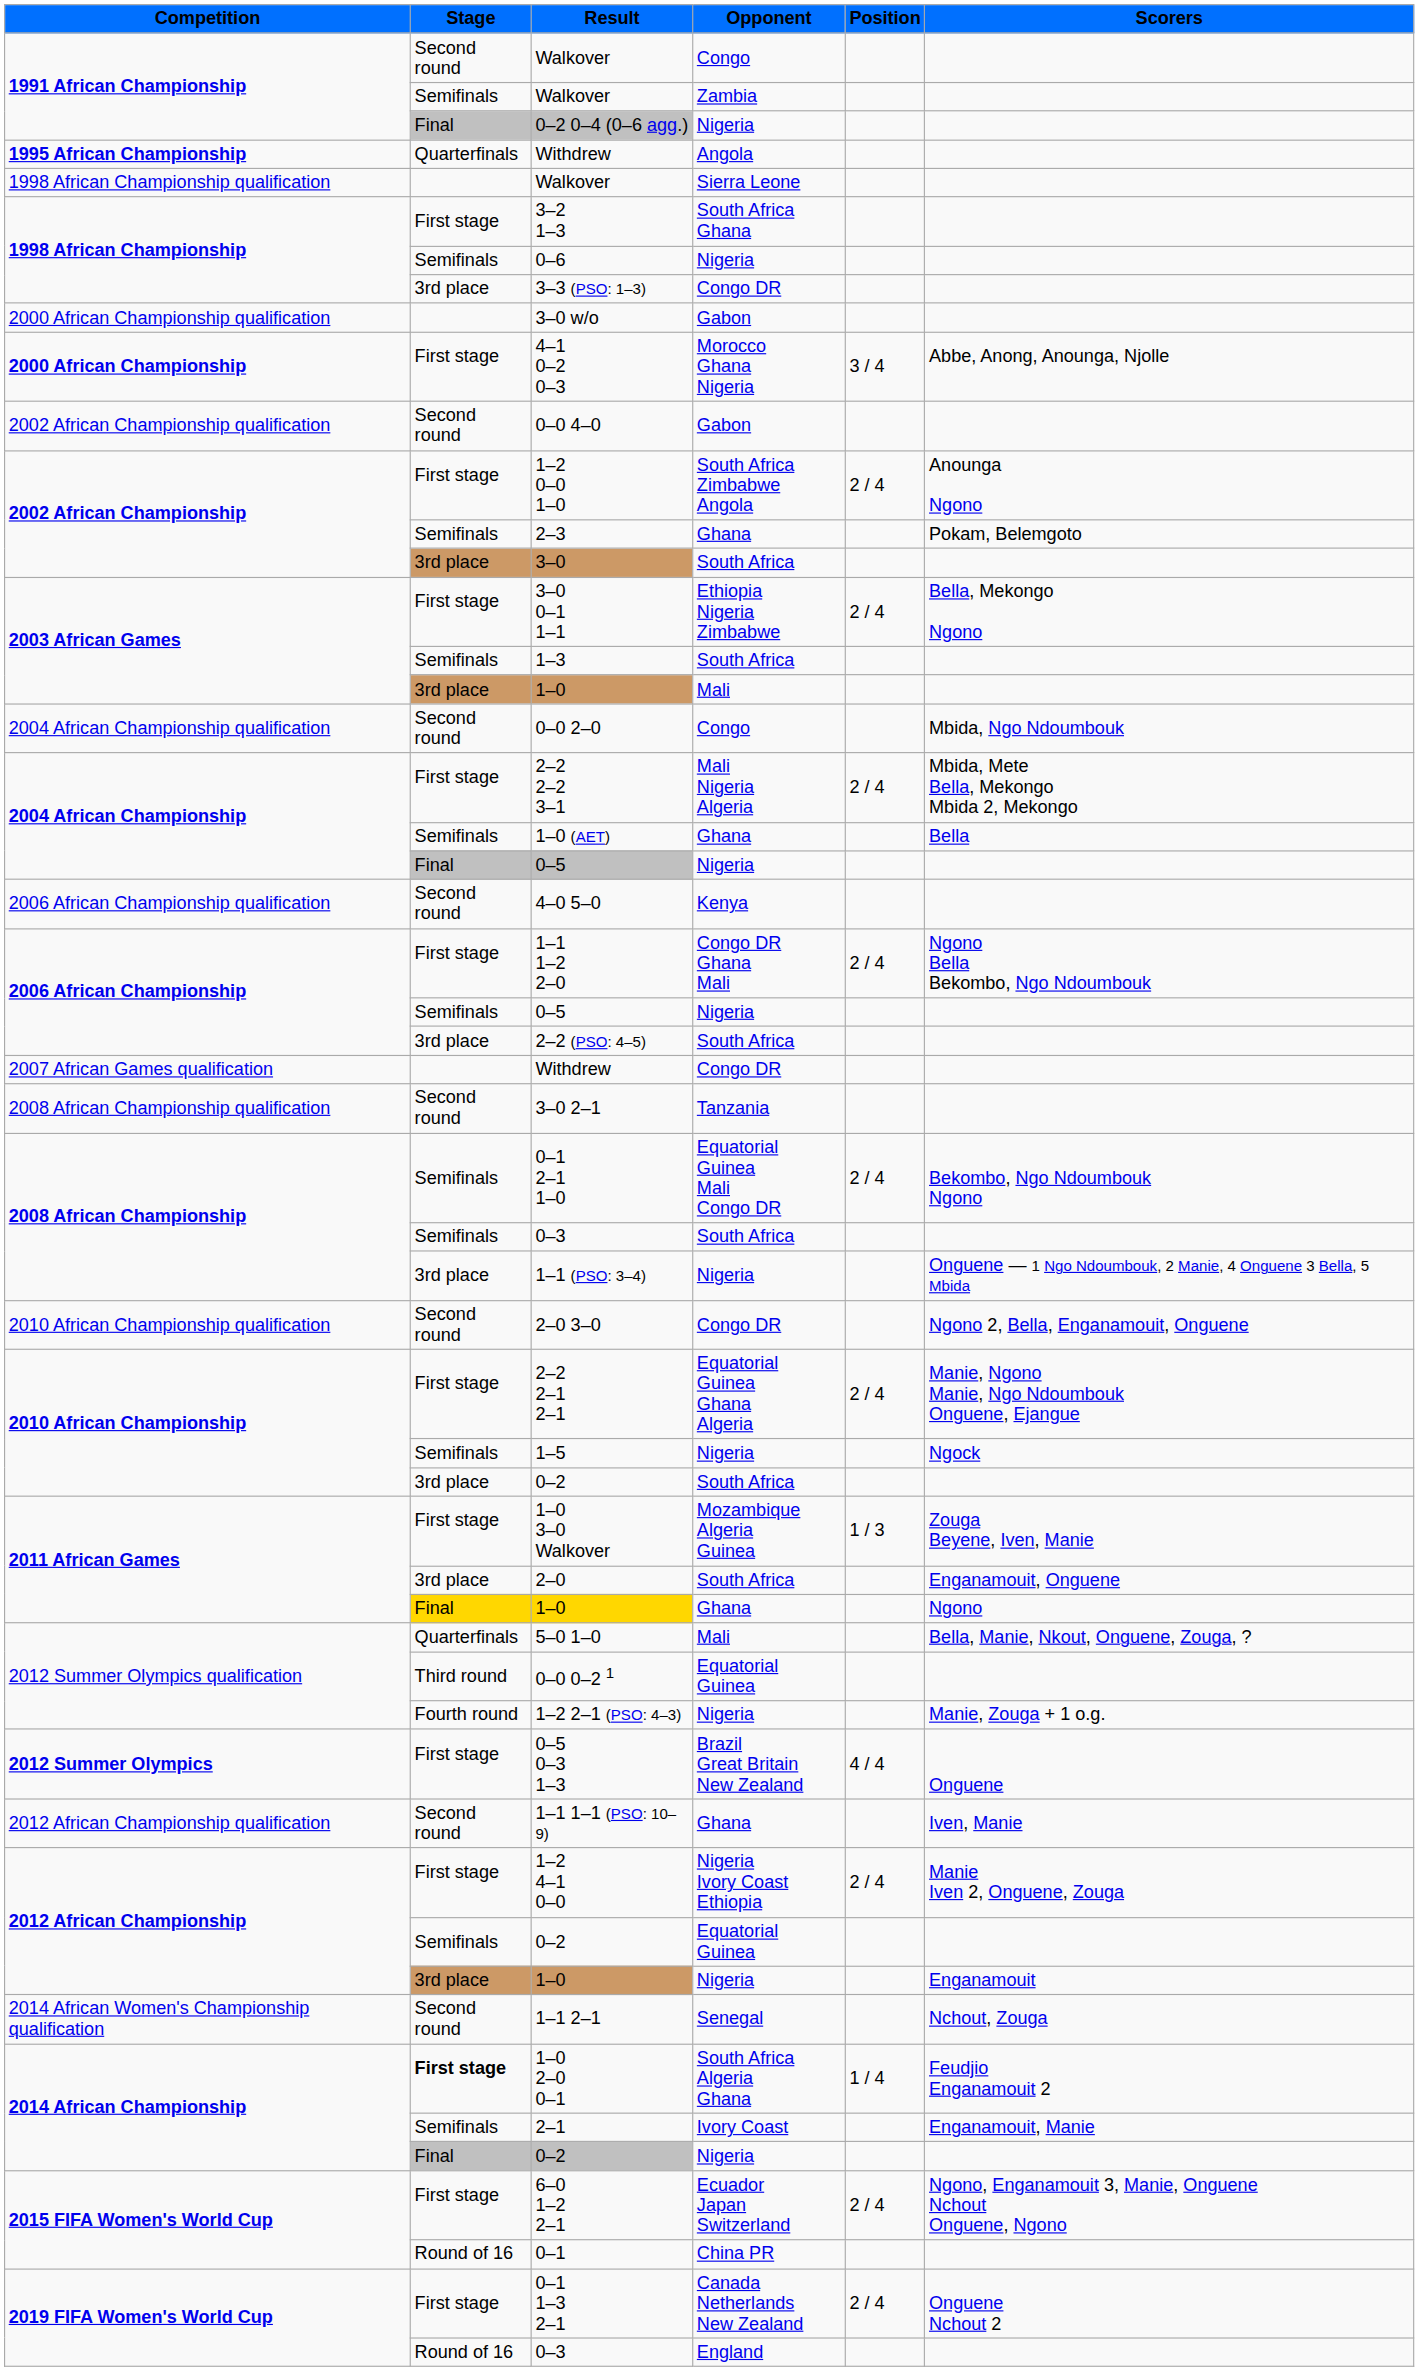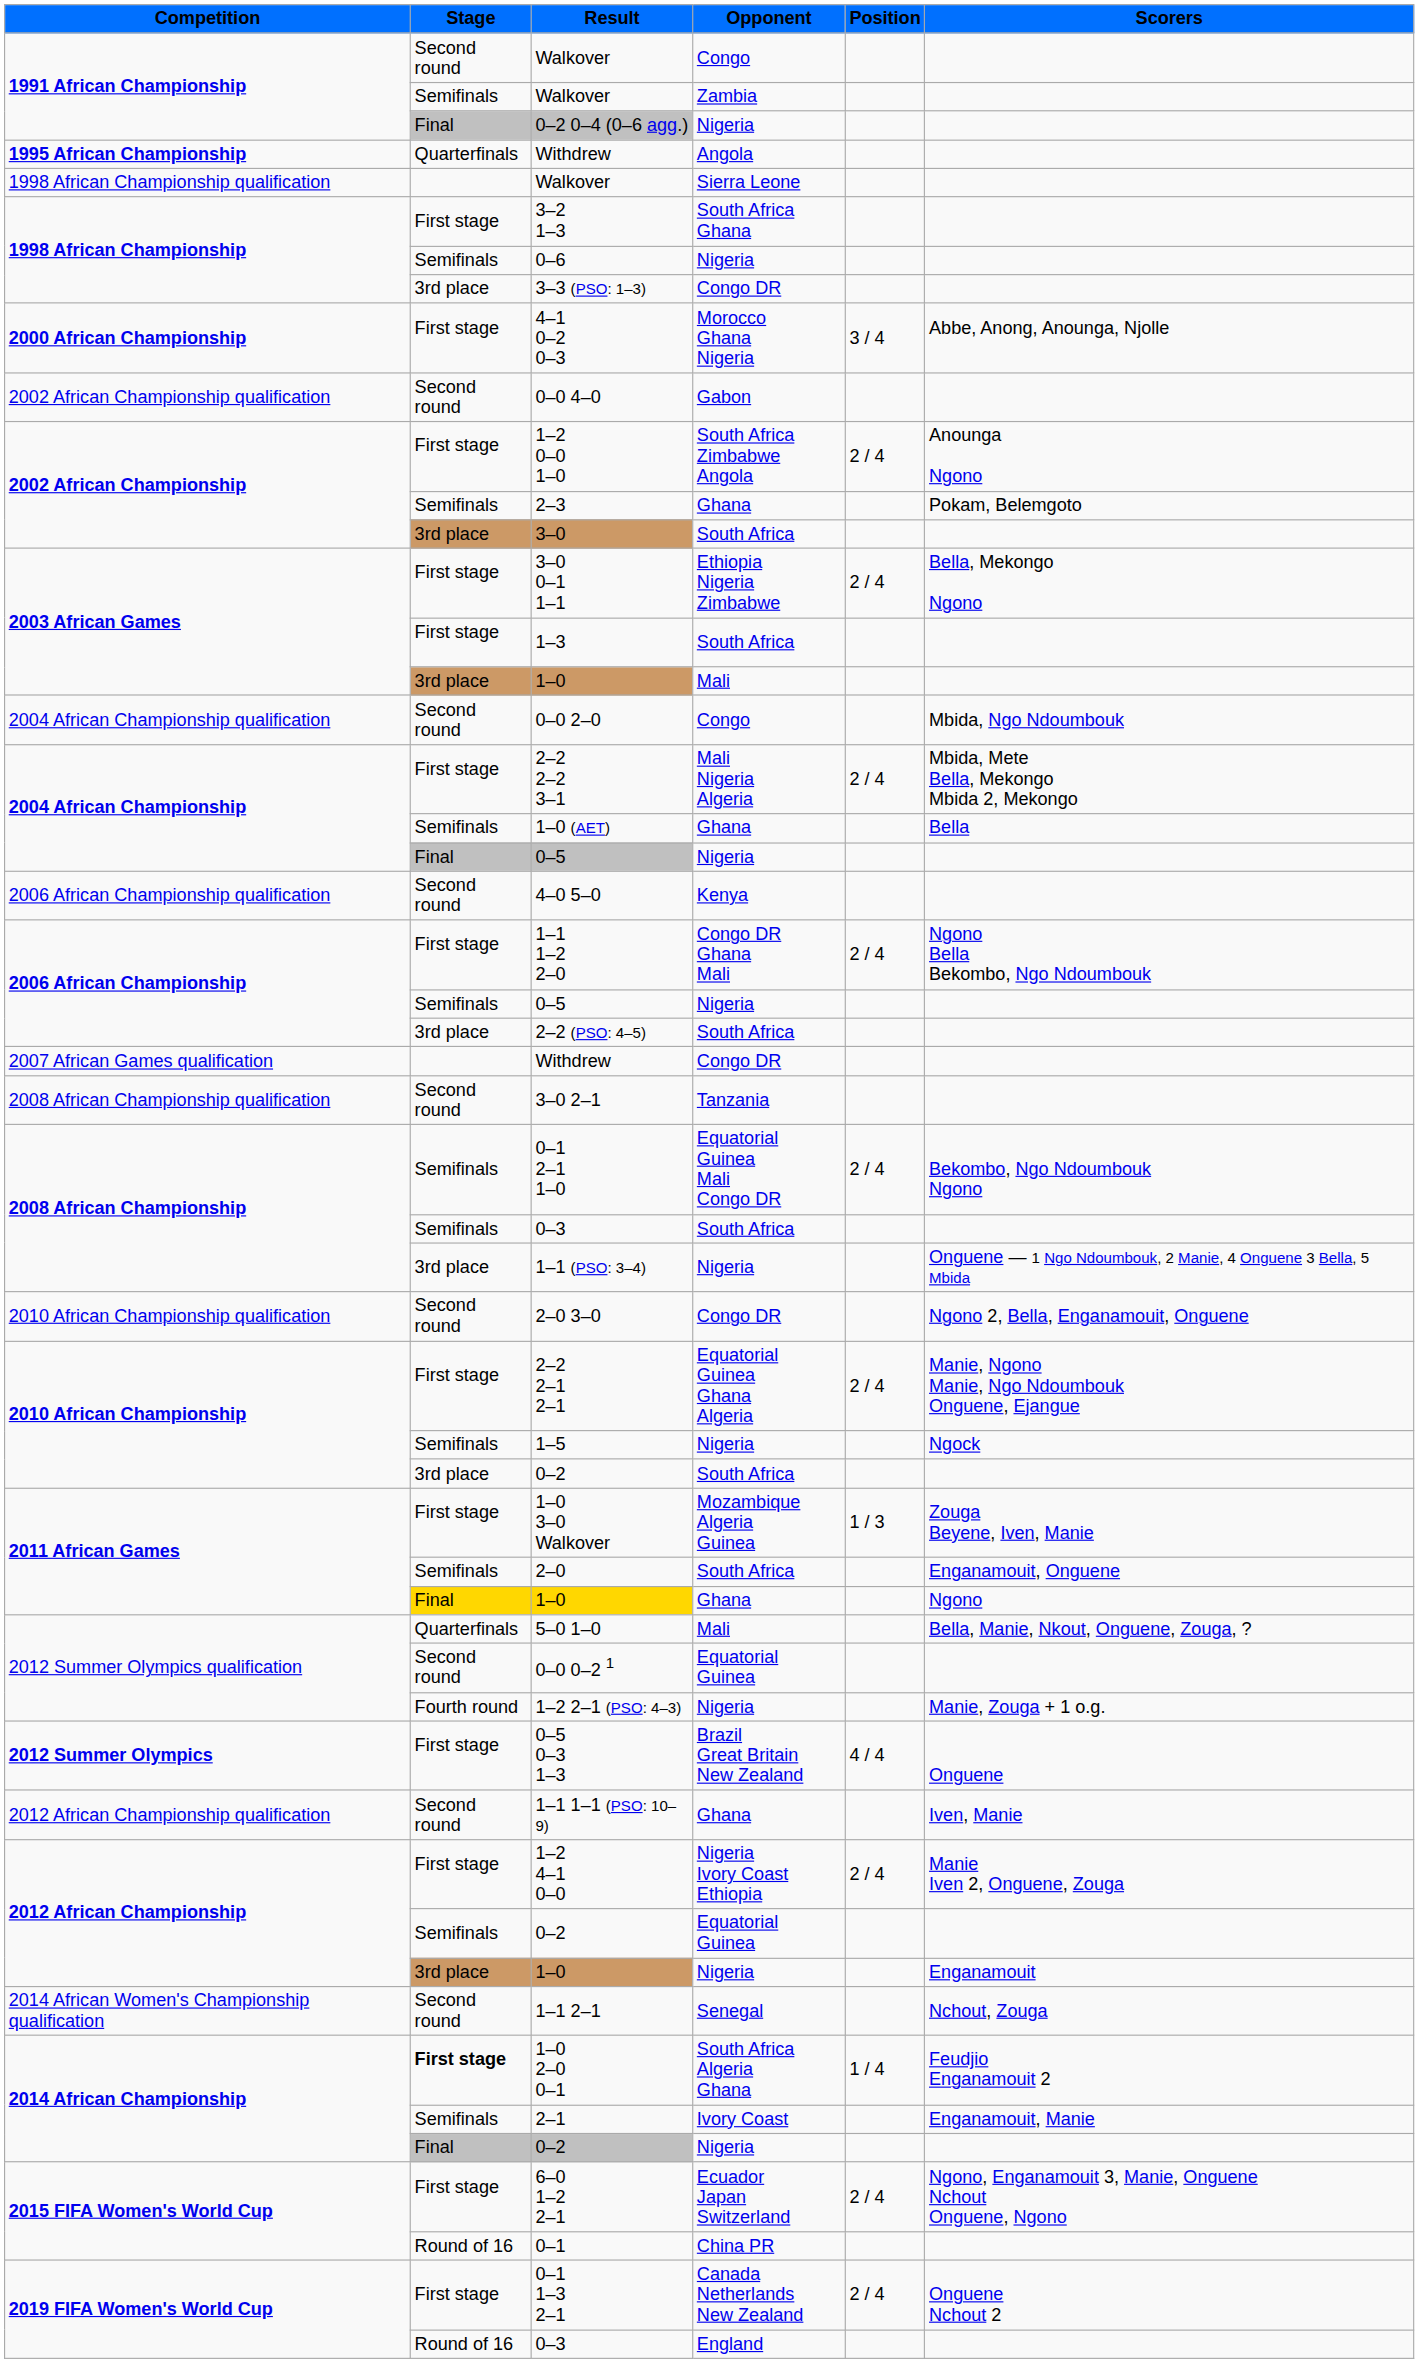- row: (567, 317)
(456, 660) Semifinals -> (457, 632) First stage
(452, 1579) 3rd place -> (456, 1571) Semifinals
(461, 1676) Third round -> (445, 1667) Second round
